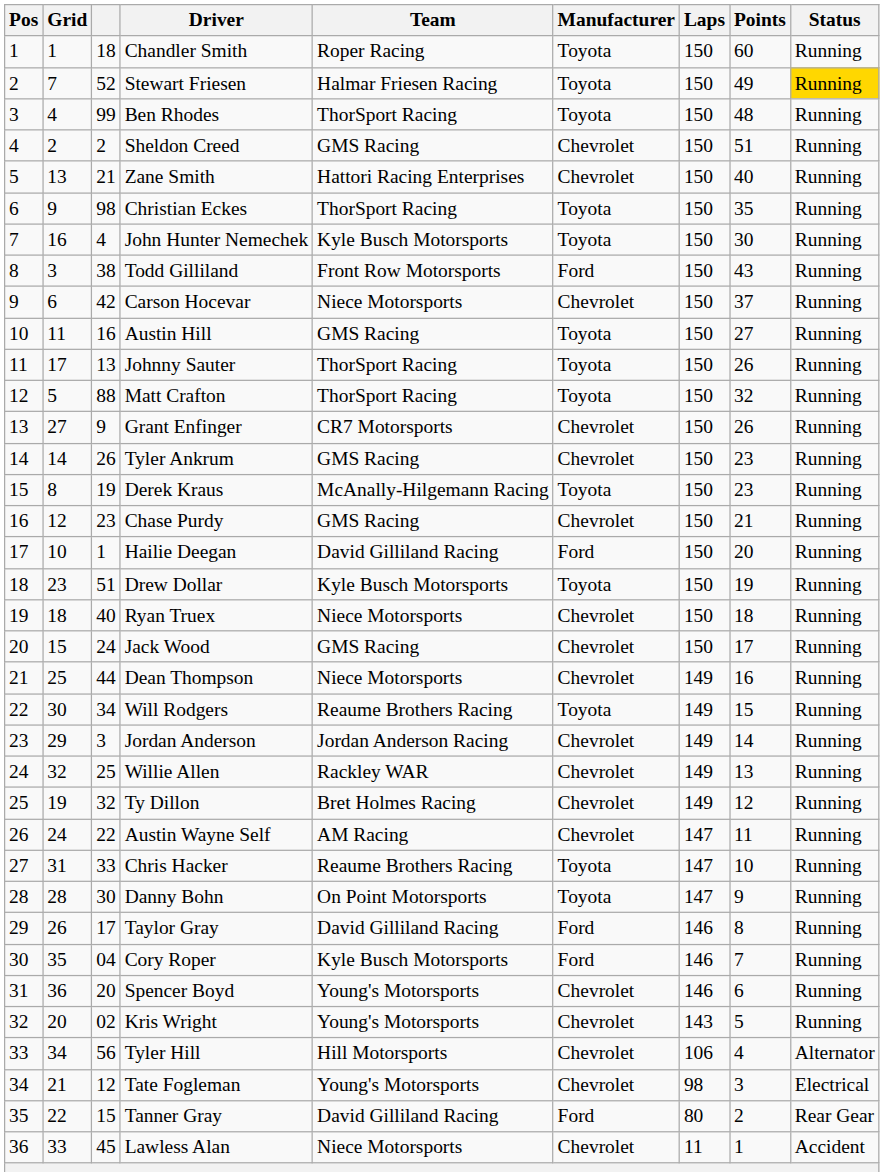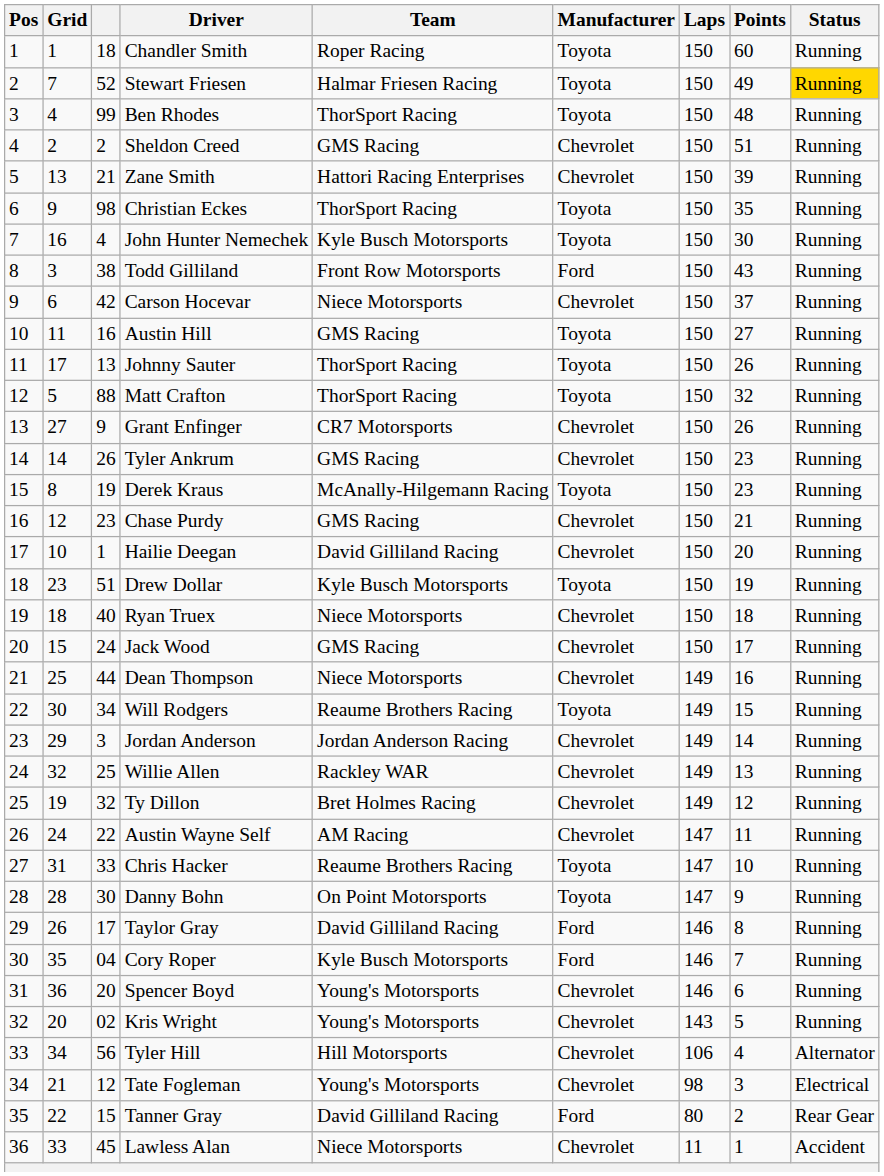(744, 176) 40 -> (744, 176) 39
(576, 552) Ford -> (596, 552) Chevrolet
